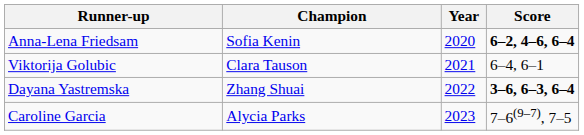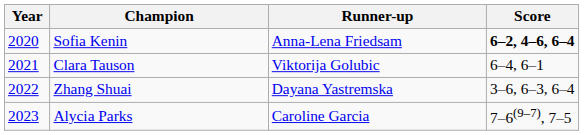columns swapped: (464, 16) <-> (114, 16)
(532, 89) bold -> (532, 89) normal
